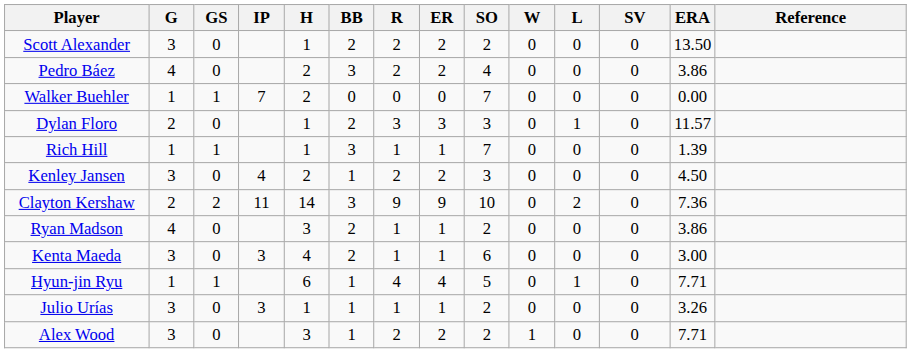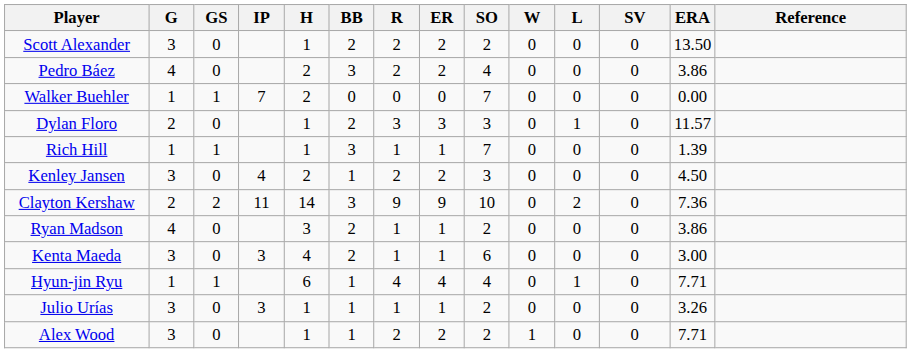(487, 281) 5 -> (487, 281) 4
(307, 334) 3 -> (307, 334) 1
